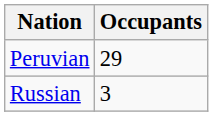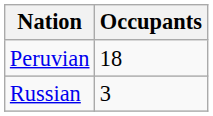(111, 57) 29 -> (111, 57) 18
